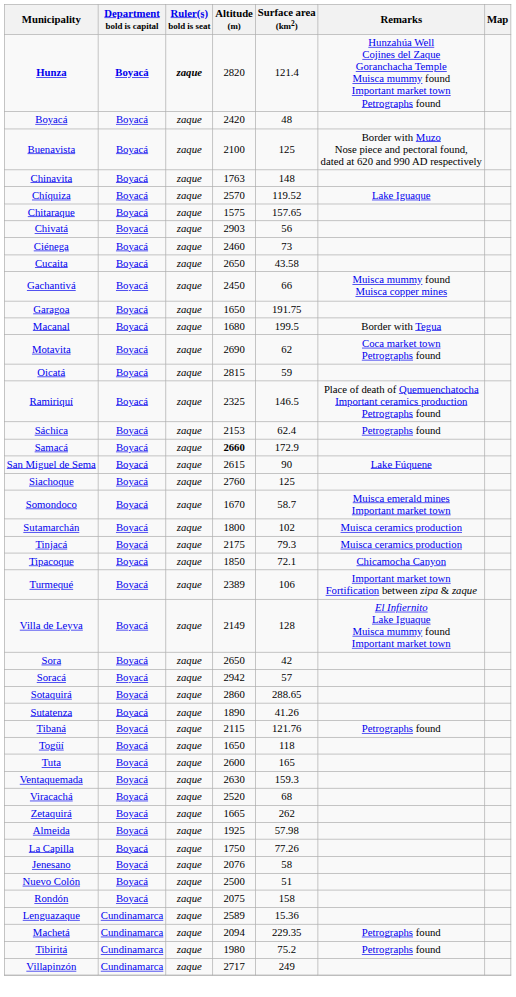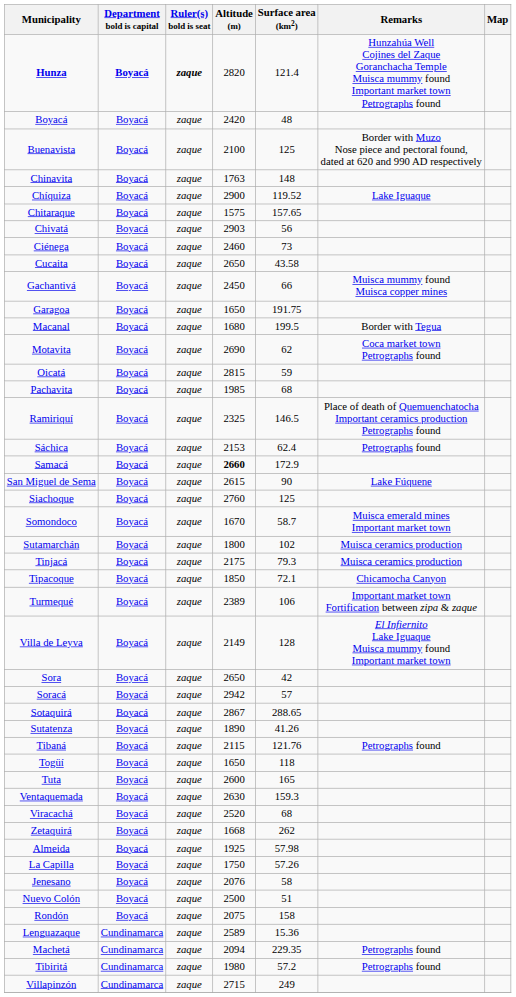(234, 195) 2570 -> (234, 195) 2900
+ row: (51, 389)
(234, 695) 2860 -> (234, 712) 2867
(234, 814) 1665 -> (234, 831) 1668
(287, 848) 77.26 -> (287, 865) 57.26
(287, 950) 75.2 -> (287, 967) 57.2
(234, 967) 2717 -> (234, 984) 2715
